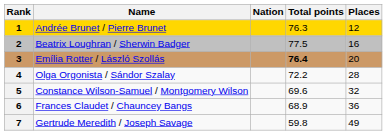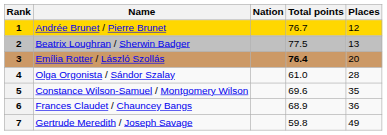(298, 28) 76.3 -> (298, 28) 76.7
(354, 43) 16 -> (354, 43) 13
(298, 75) 72.2 -> (298, 75) 61.0
(354, 91) 32 -> (354, 91) 35
